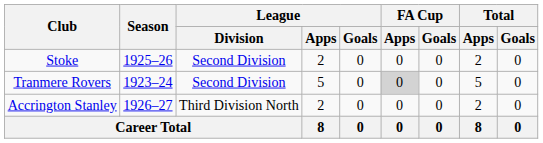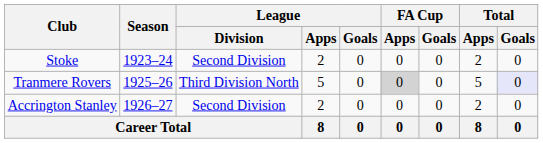(148, 60) 1925–26 -> (148, 60) 1923–24
(148, 82) 1923–24 -> (148, 82) 1925–26
(239, 82) Second Division -> (239, 82) Third Division North
(518, 82) no background -> (518, 82) lavender background
(239, 104) Third Division North -> (239, 104) Second Division
